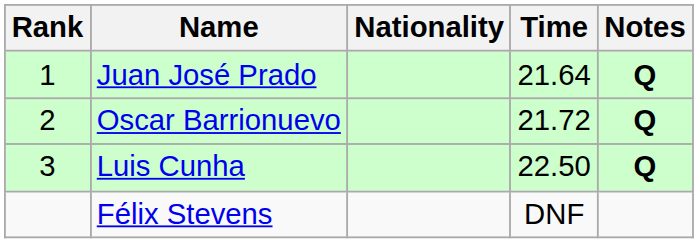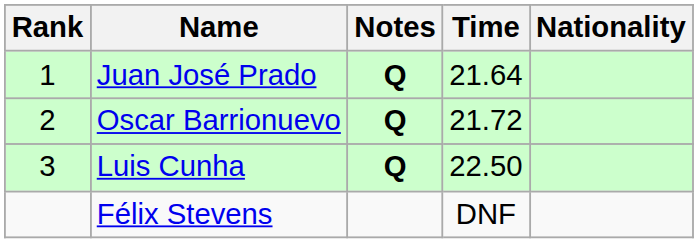columns swapped: (429, 27) <-> (645, 27)
